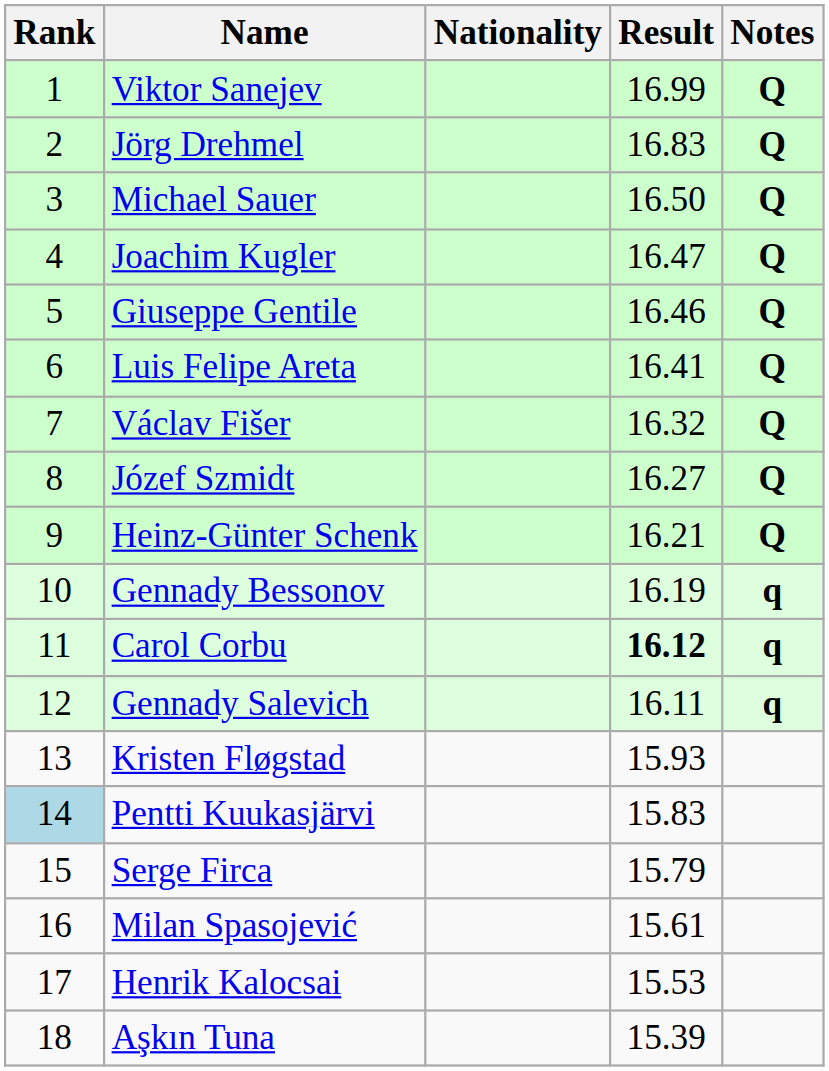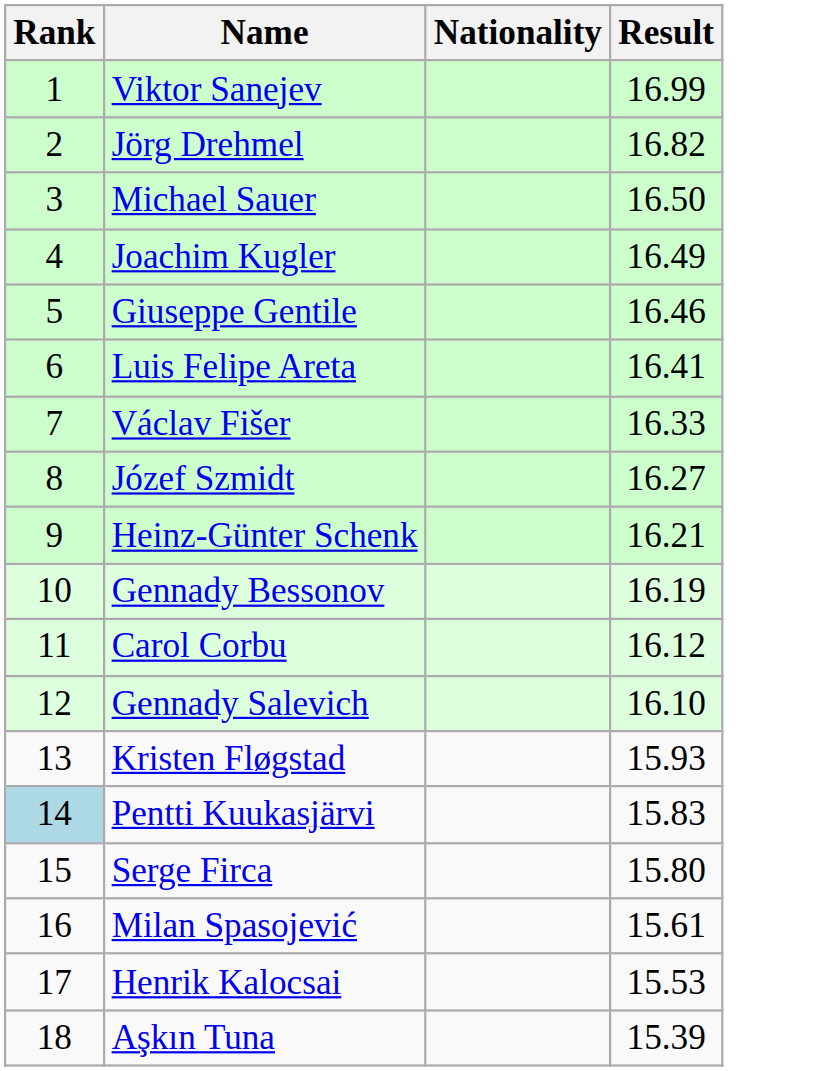- column: (772, 32)
(666, 144) 16.83 -> (666, 144) 16.82
(666, 255) 16.47 -> (666, 255) 16.49
(666, 423) 16.32 -> (666, 423) 16.33
(666, 646) bold -> (666, 646) normal
(666, 702) 16.11 -> (666, 702) 16.10
(666, 869) 15.79 -> (666, 869) 15.80
